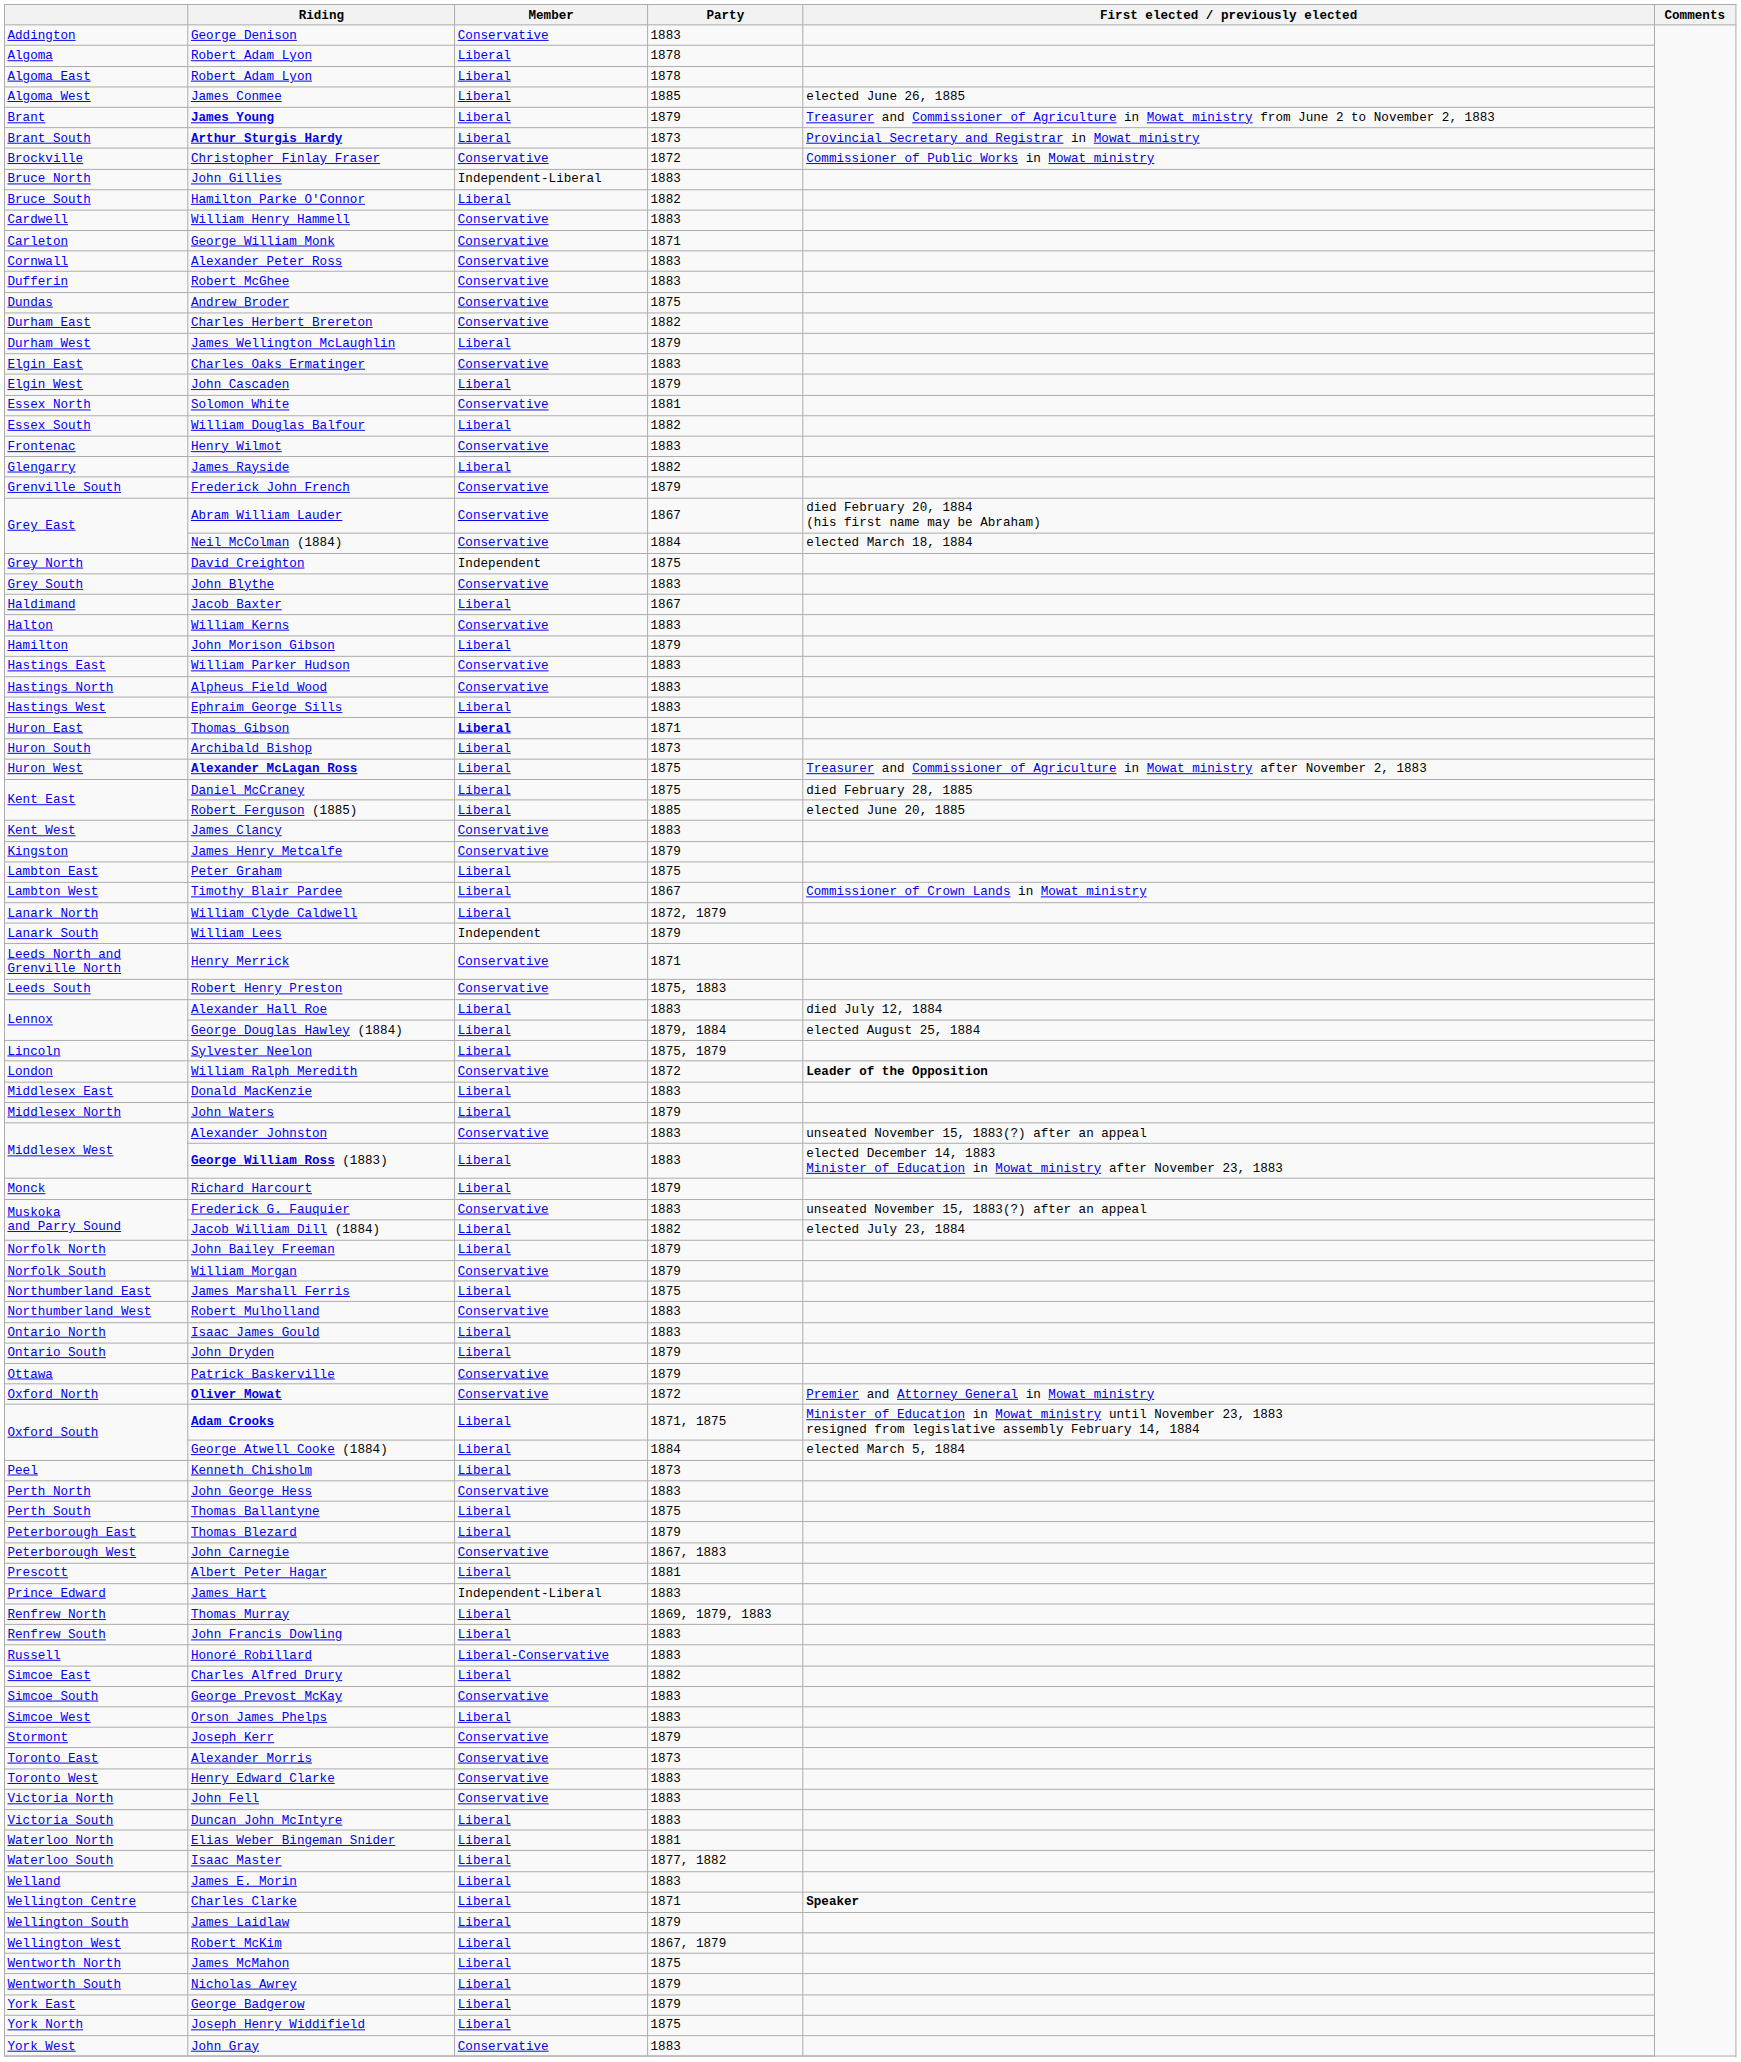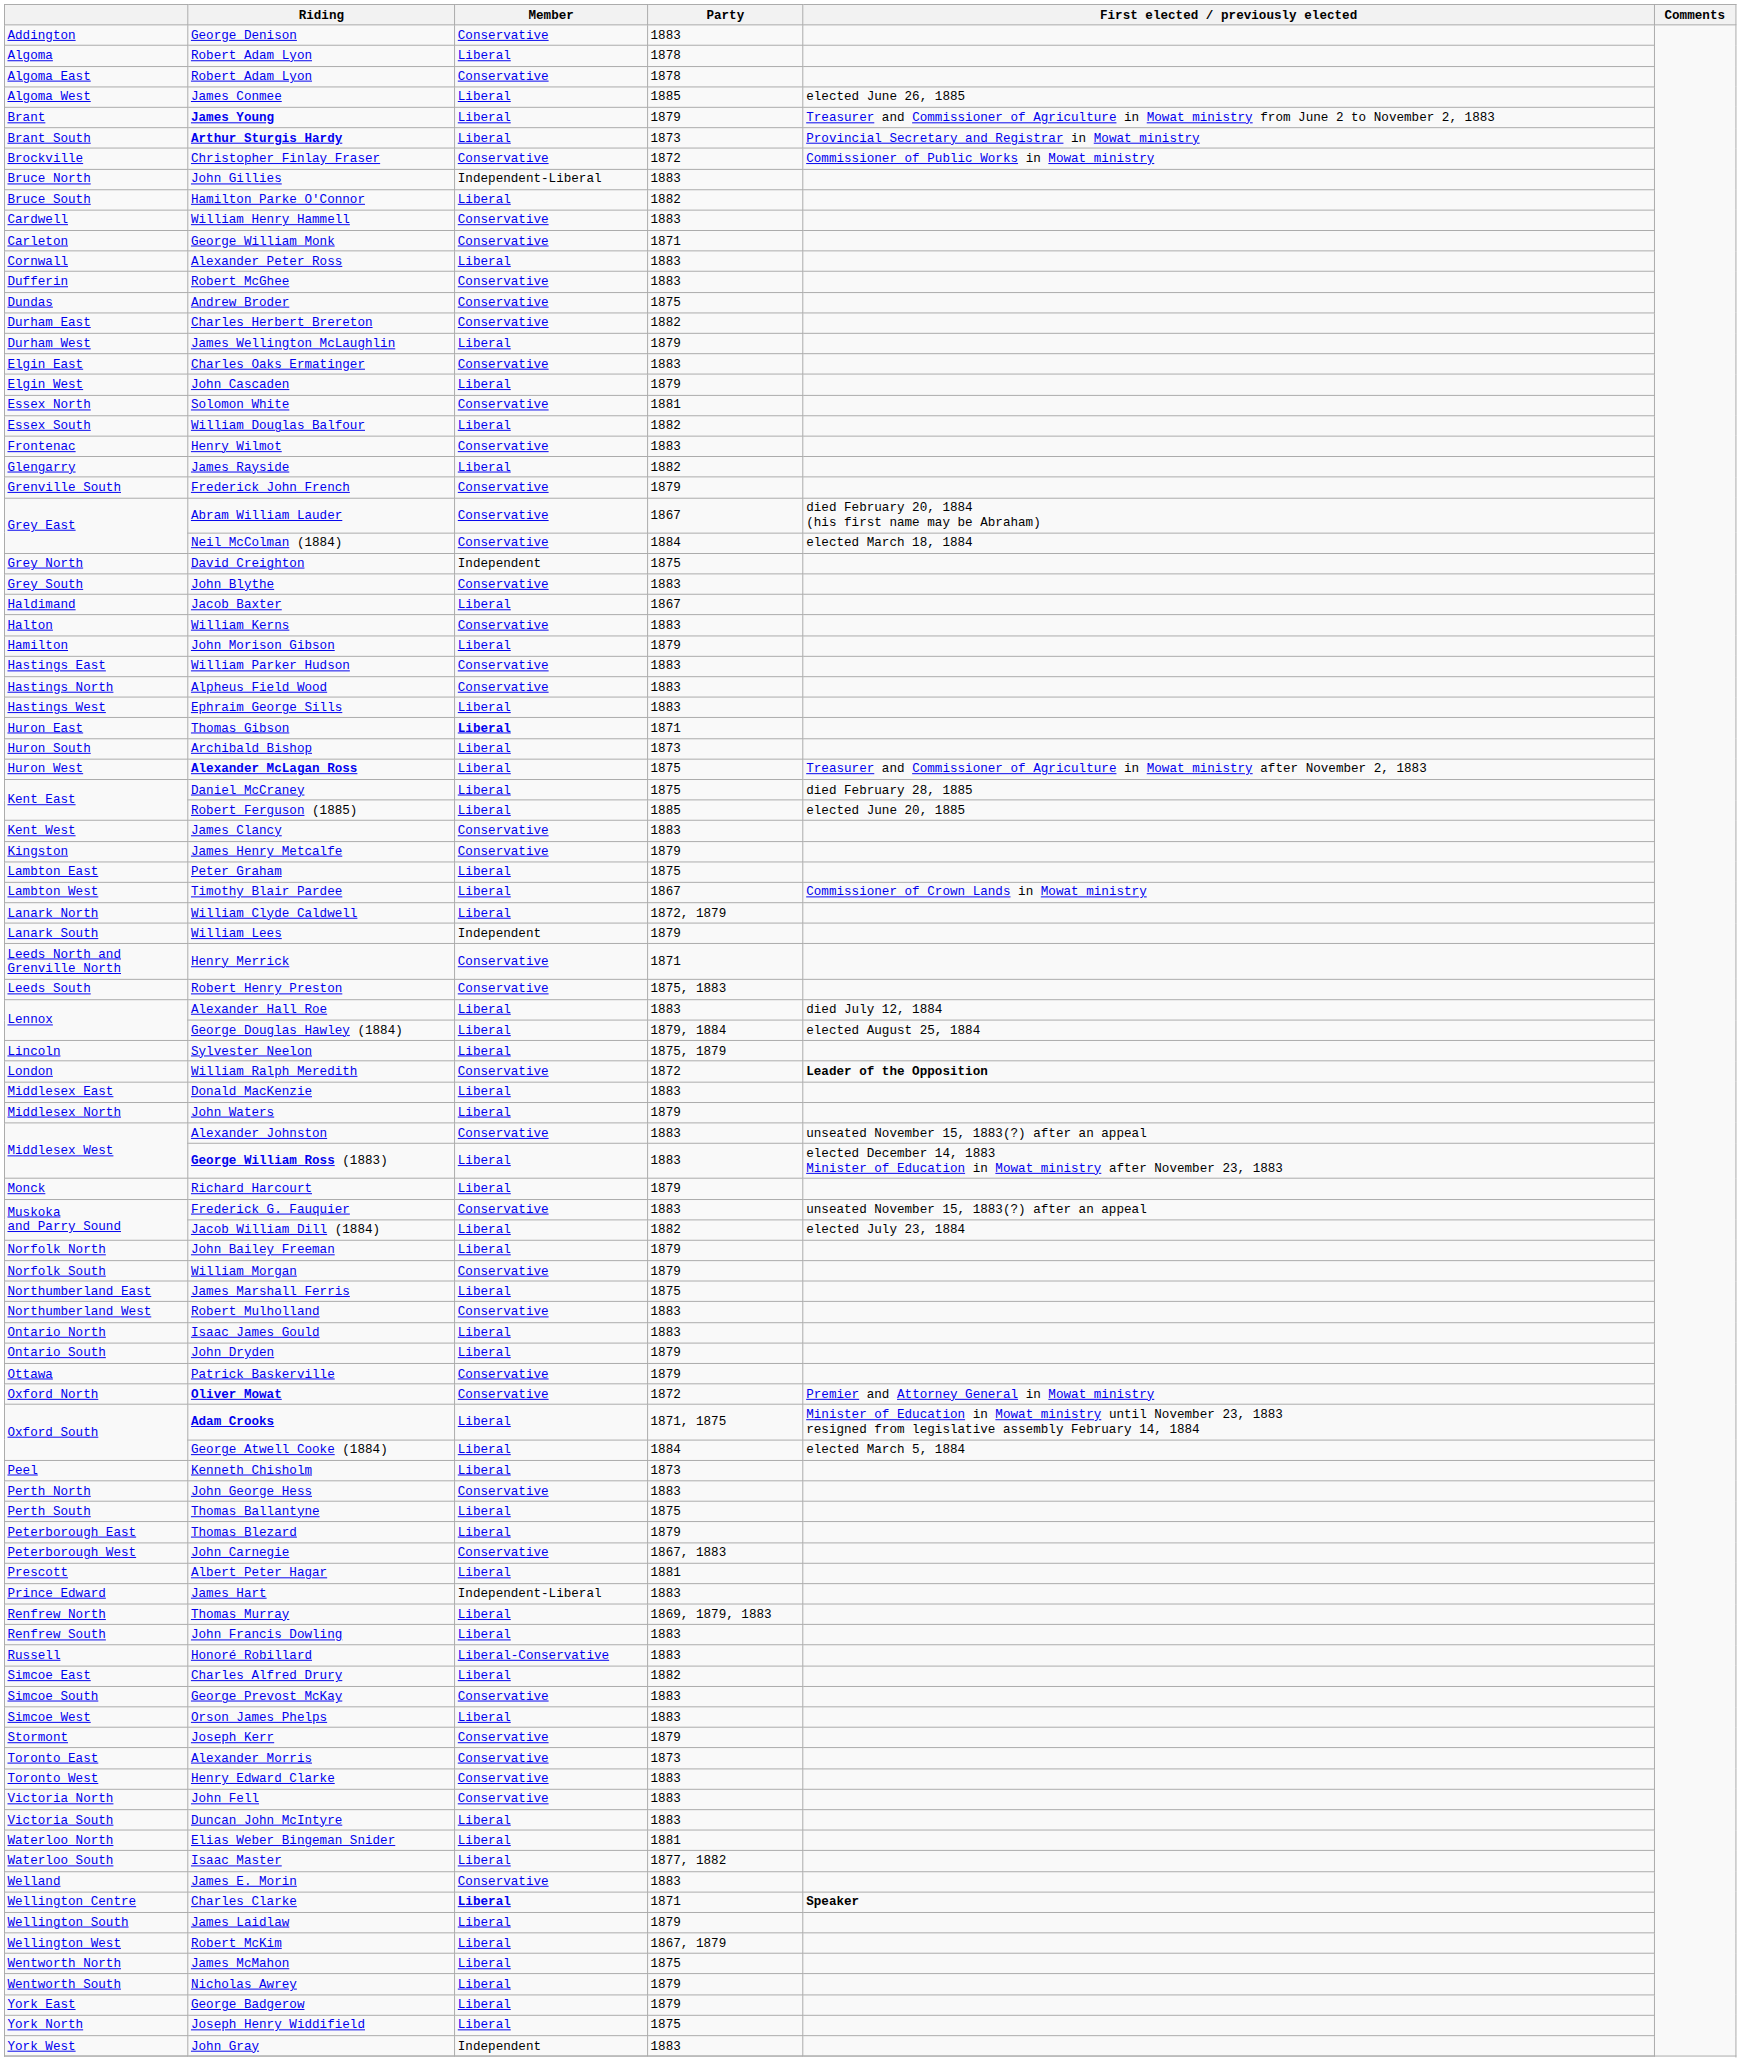(484, 76) Liberal -> (503, 76) Conservative
(503, 261) Conservative -> (484, 261) Liberal
(484, 1882) Liberal -> (503, 1882) Conservative
(484, 1902) normal -> (484, 1902) bold
(503, 2046) Conservative -> (499, 2046) Independent
